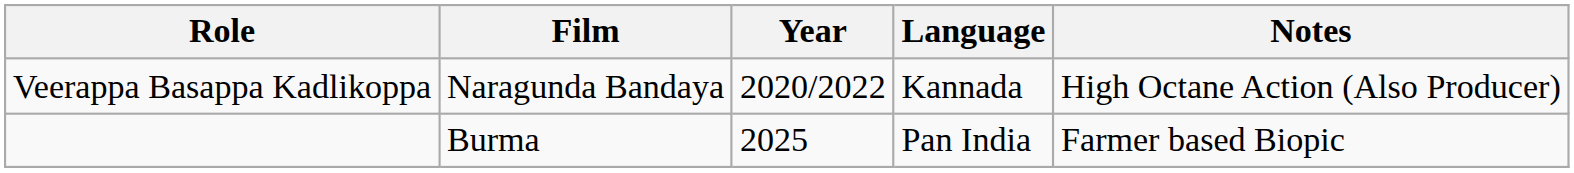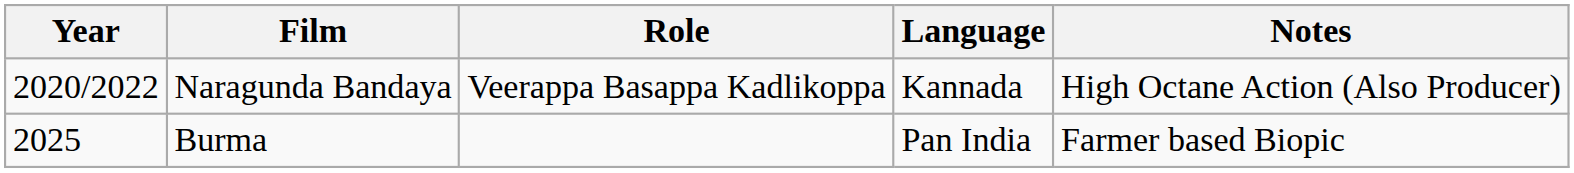columns swapped: (813, 31) <-> (222, 31)
